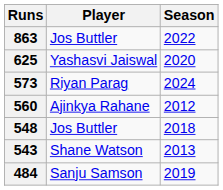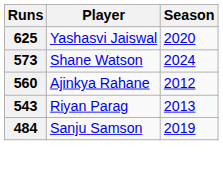- row: (26, 38)
(89, 83) Riyan Parag -> (96, 60) Shane Watson
- row: (26, 128)
(96, 151) Shane Watson -> (89, 106) Riyan Parag
